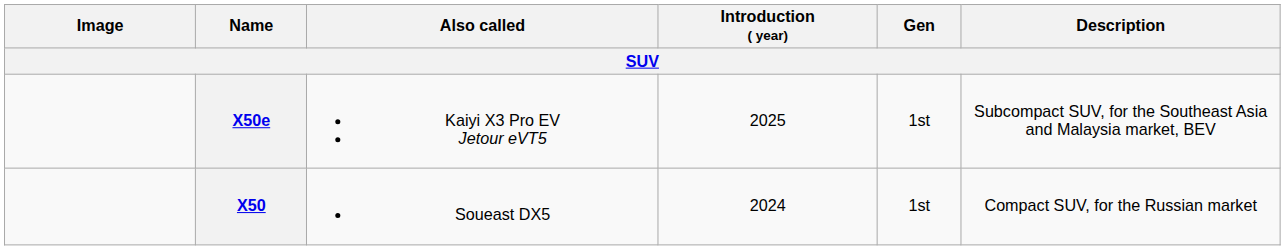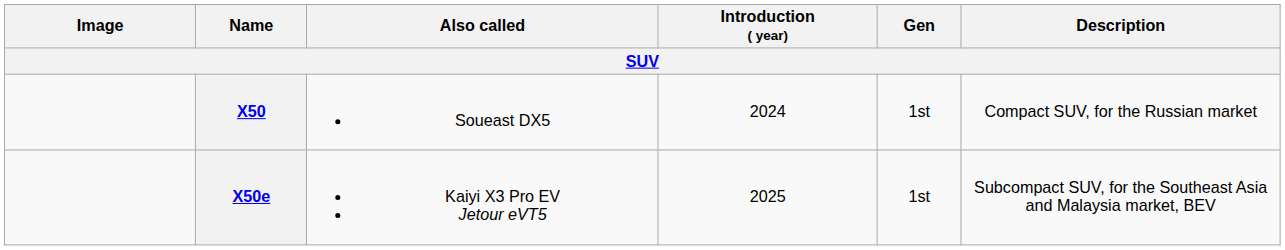rows swapped: (251, 206) <-> (251, 121)
